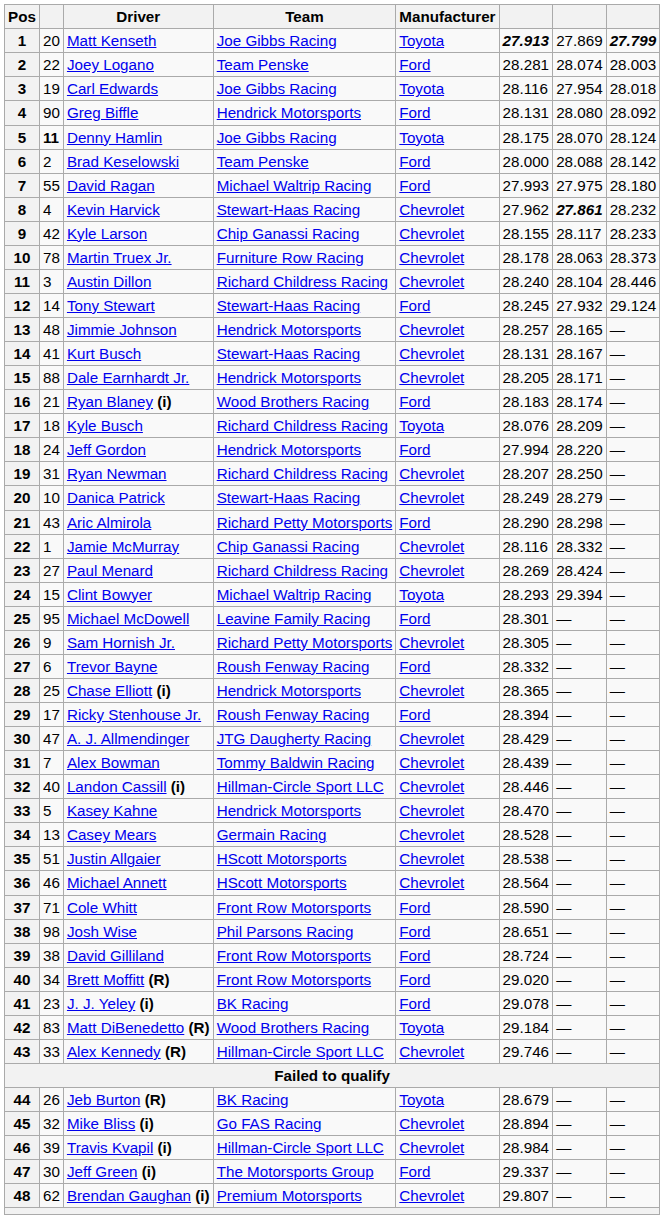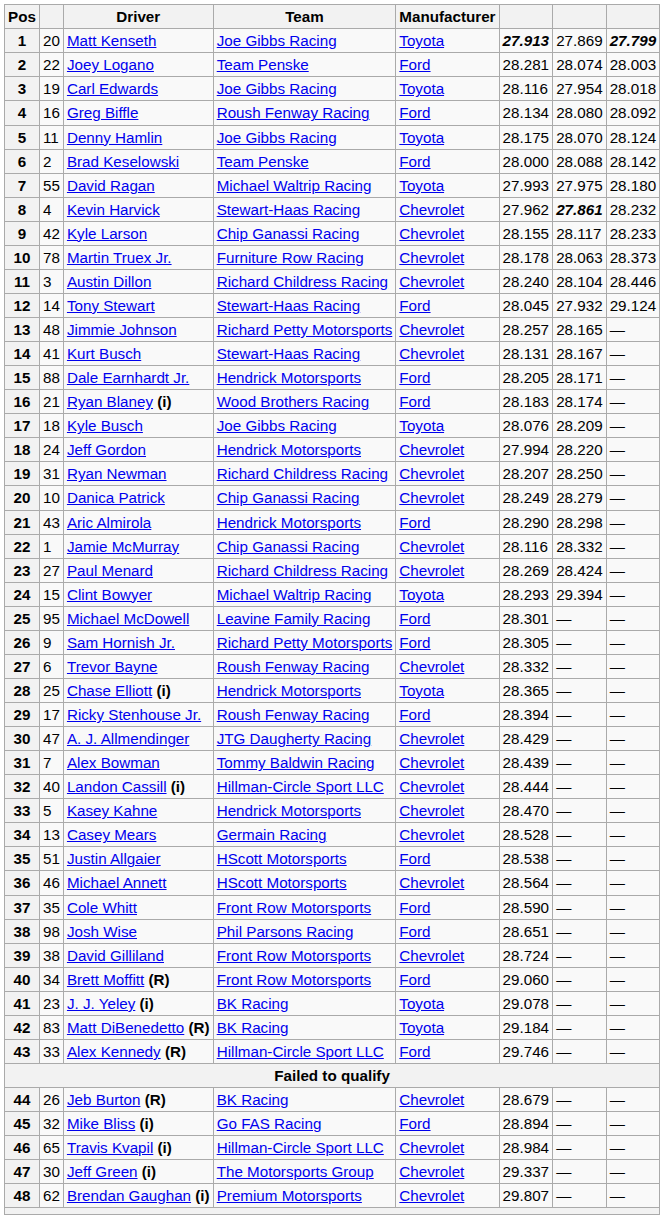(51, 113) 90 -> (51, 113) 16
(289, 113) Hendrick Motorsports -> (293, 113) Roush Fenway Racing
(526, 113) 28.131 -> (526, 113) 28.134
(51, 137) bold -> (51, 137) normal
(415, 185) Ford -> (422, 185) Toyota
(526, 305) 28.245 -> (526, 305) 28.045
(289, 330) Hendrick Motorsports -> (304, 330) Richard Petty Motorsports
(432, 378) Chevrolet -> (415, 378) Ford
(302, 426) Richard Childress Racing -> (277, 426) Joe Gibbs Racing
(415, 450) Ford -> (432, 450) Chevrolet
(288, 498) Stewart-Haas Racing -> (288, 498) Chip Ganassi Racing
(304, 522) Richard Petty Motorsports -> (289, 522) Hendrick Motorsports
(432, 642) Chevrolet -> (415, 642) Ford
(415, 666) Ford -> (432, 666) Chevrolet
(432, 690) Chevrolet -> (422, 690) Toyota
(526, 787) 28.446 -> (526, 787) 28.444
(432, 859) Chevrolet -> (415, 859) Ford
(51, 907) 71 -> (51, 907) 35
(415, 955) Ford -> (432, 955) Chevrolet
(526, 979) 29.020 -> (526, 979) 29.060
(415, 1003) Ford -> (422, 1003) Toyota
(293, 1027) Wood Brothers Racing -> (253, 1027) BK Racing
(432, 1051) Chevrolet -> (415, 1051) Ford
(422, 1100) Toyota -> (432, 1100) Chevrolet
(432, 1124) Chevrolet -> (415, 1124) Ford
(51, 1148) 39 -> (51, 1148) 65
(415, 1172) Ford -> (432, 1172) Chevrolet
